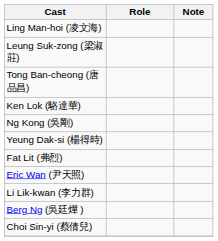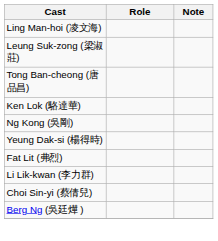- row: (45, 175)
rows swapped: (45, 209) <-> (49, 227)
